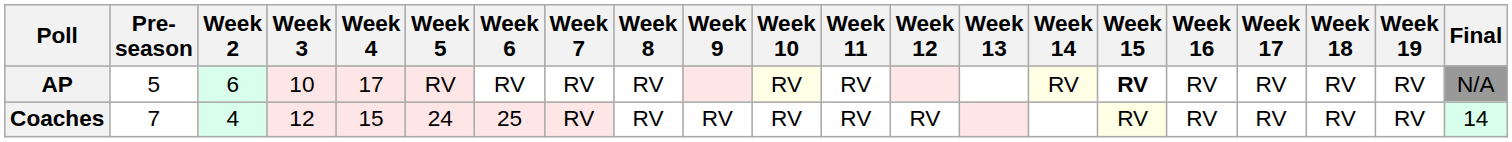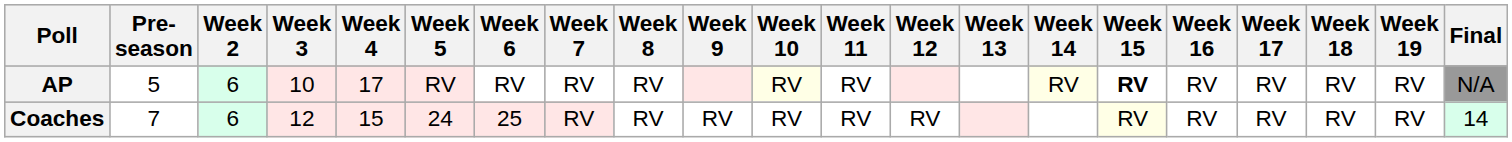(233, 120) 4 -> (233, 120) 6
